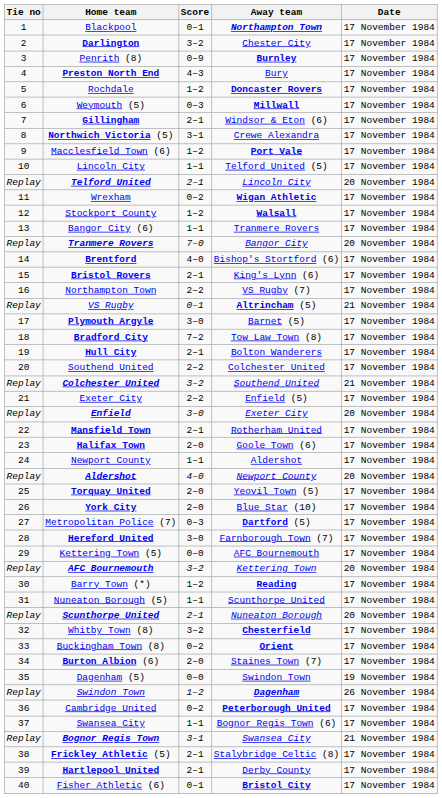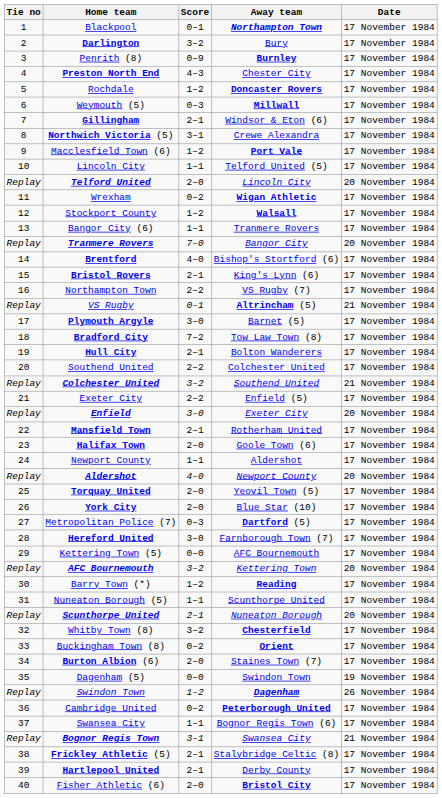(276, 43) Chester City -> (276, 43) Bury
(276, 74) Bury -> (276, 74) Chester City
(195, 182) 2–1 -> (195, 182) 2–0
(195, 785) 0–1 -> (195, 785) 2–0
